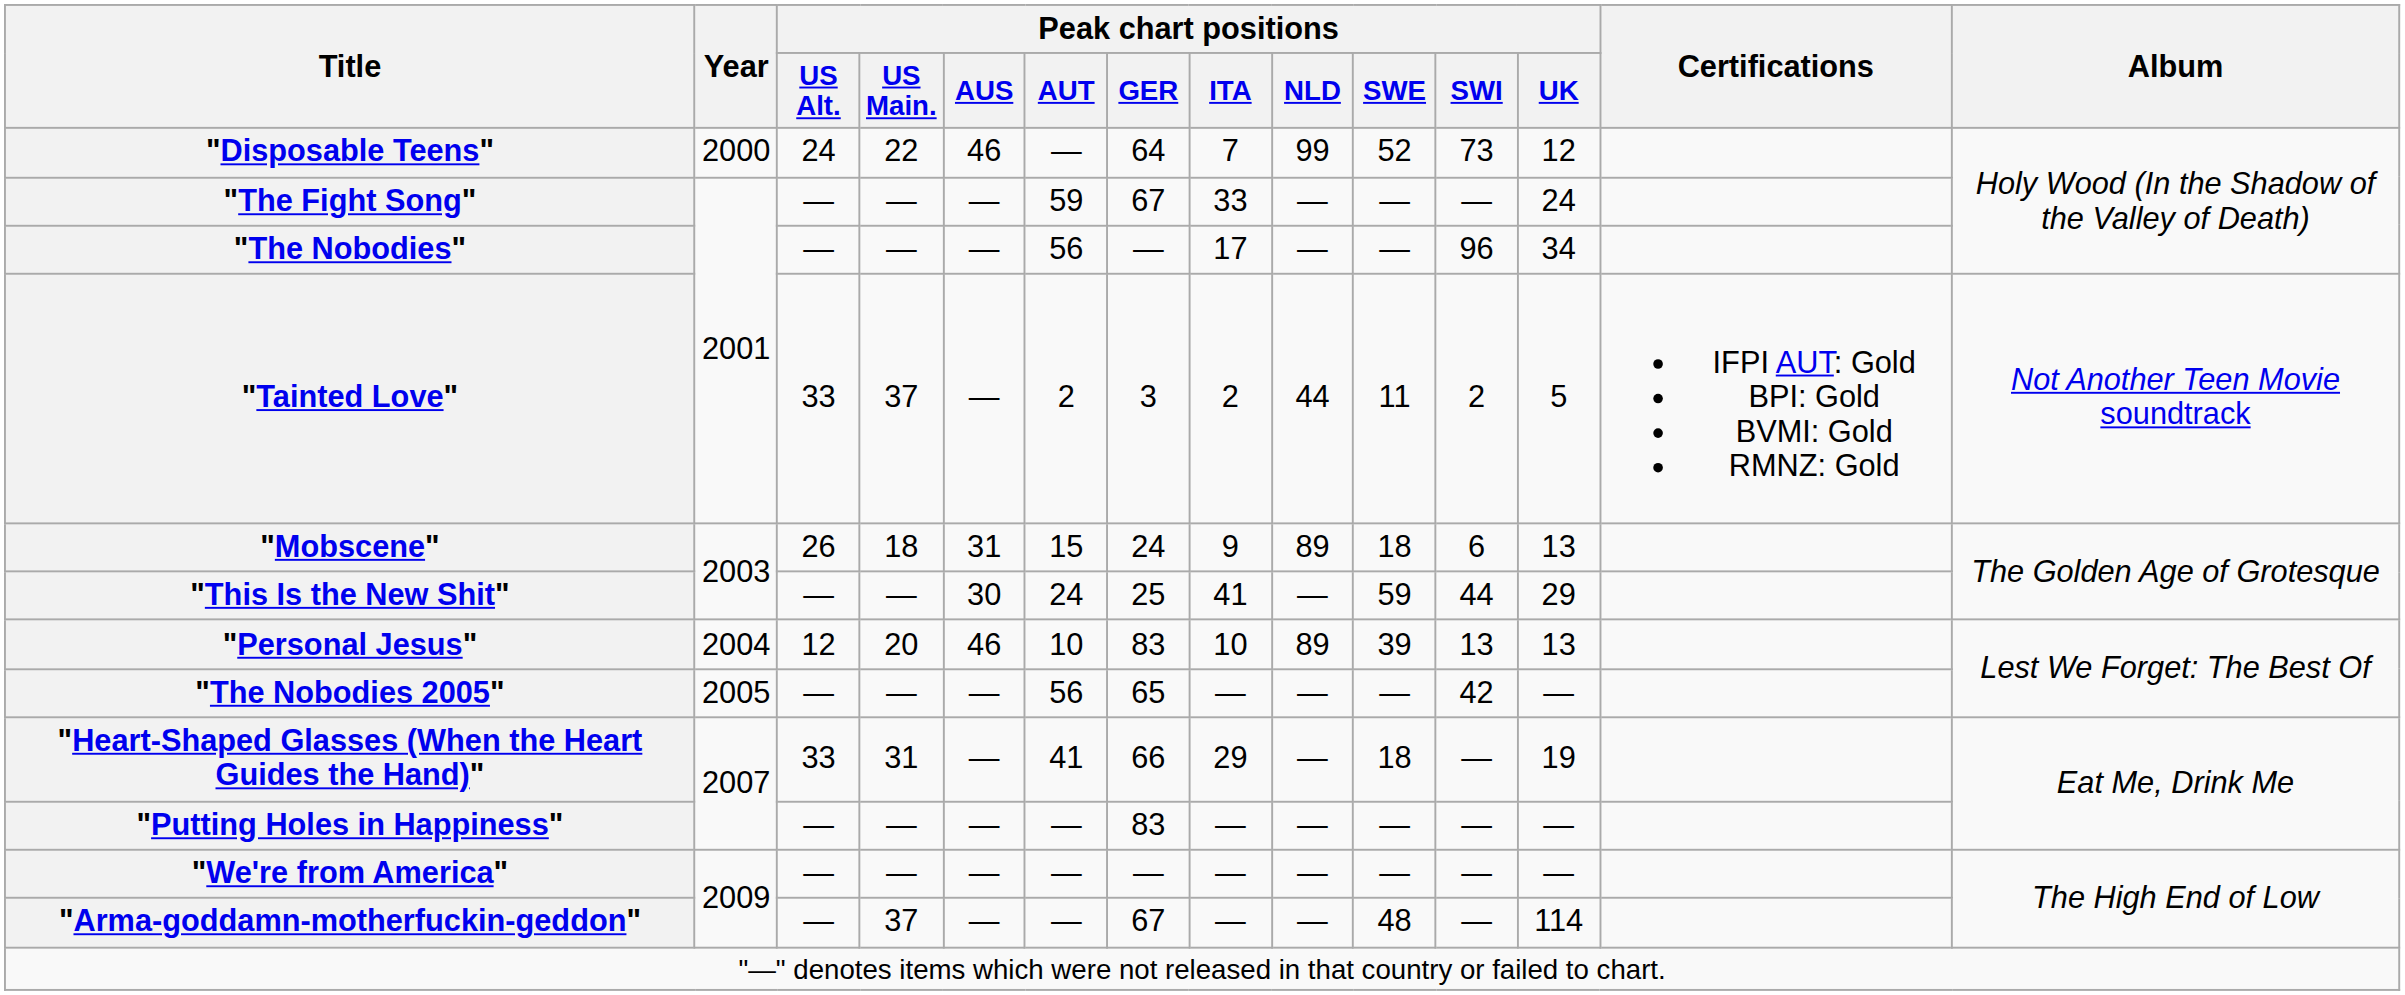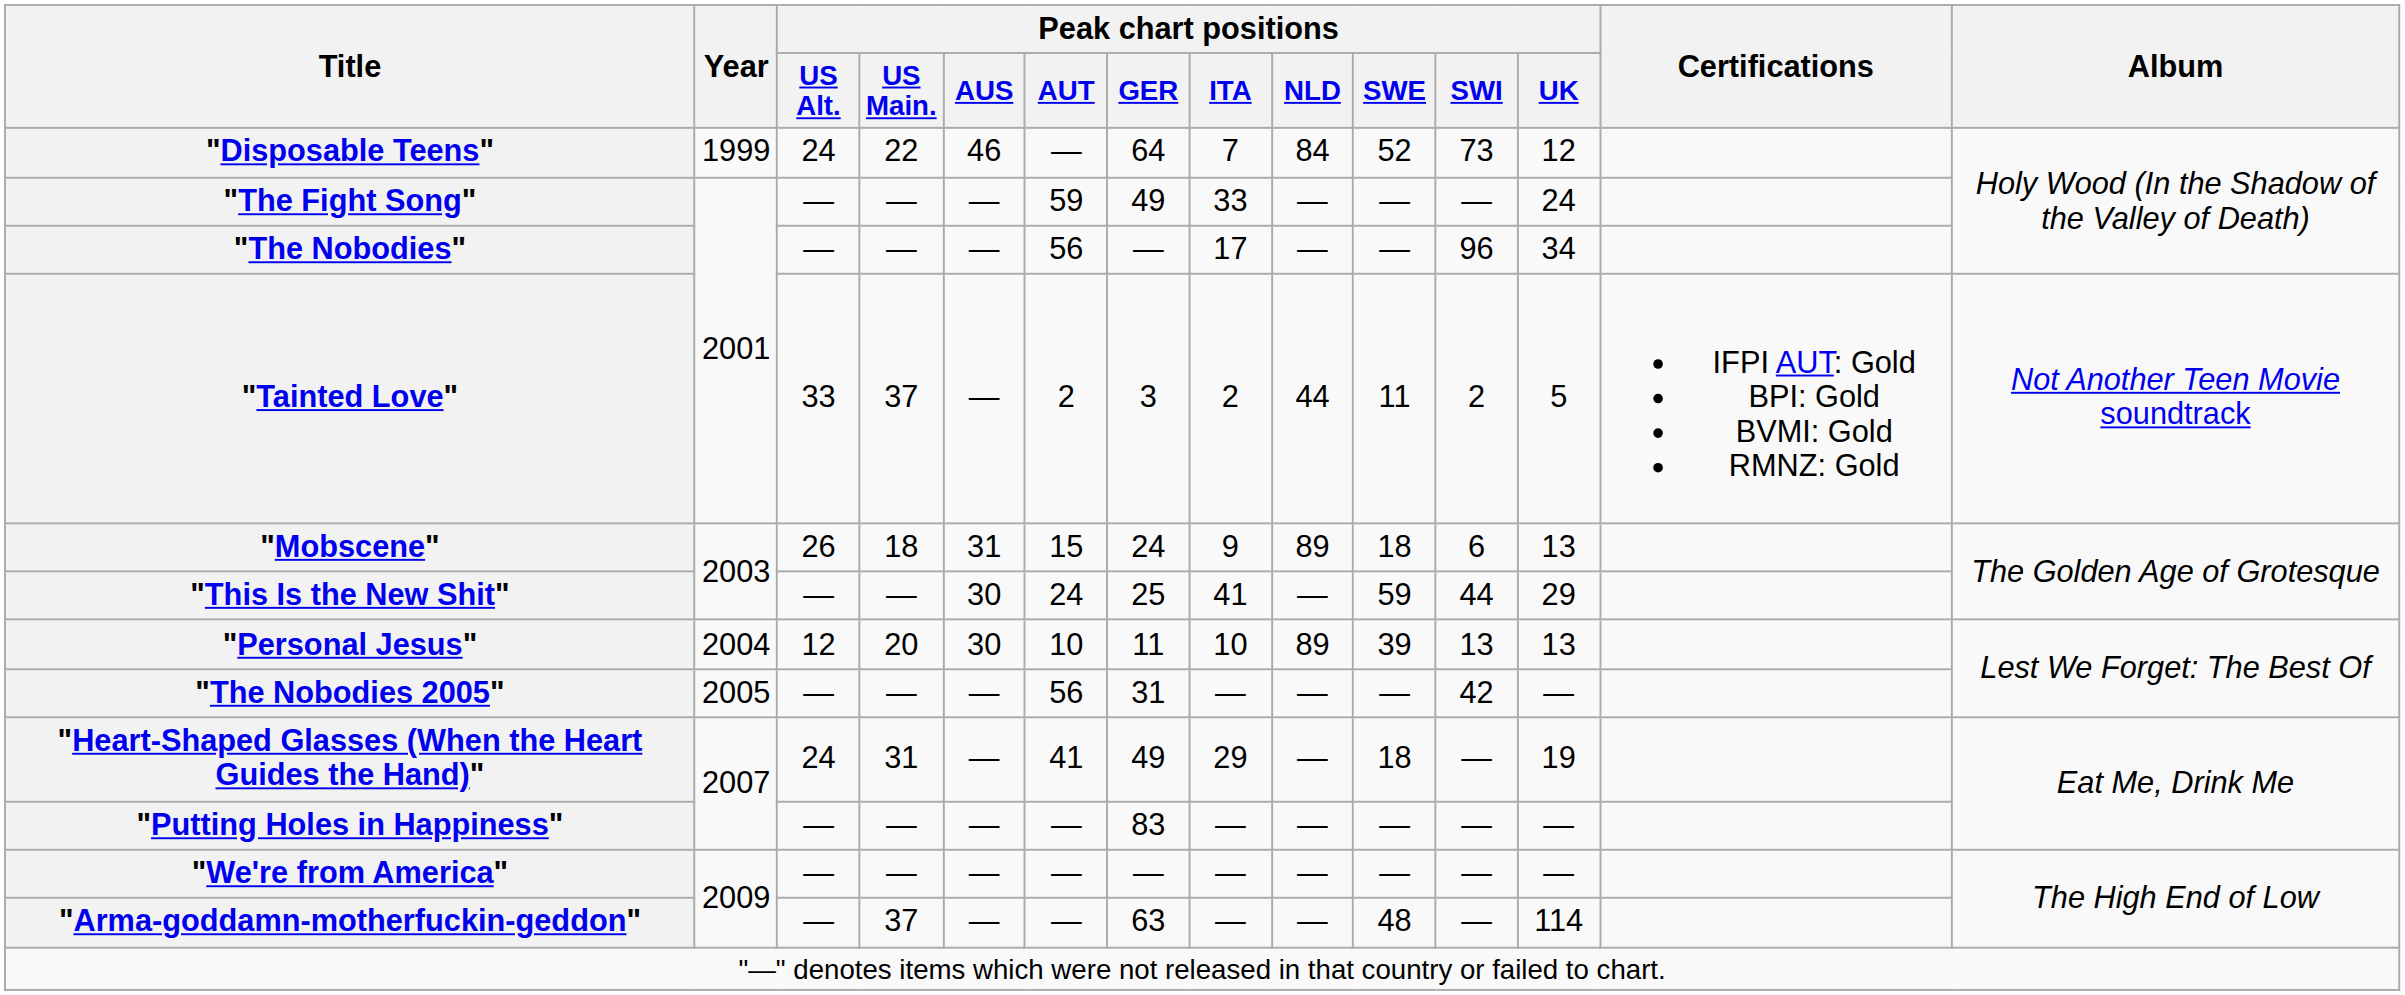(736, 151) 2000 -> (736, 151) 1999
(1312, 151) 99 -> (1312, 151) 84
(1148, 200) 67 -> (1148, 200) 49
(984, 643) 46 -> (984, 643) 30
(1148, 643) 83 -> (1148, 643) 11
(1148, 692) 65 -> (1148, 692) 31
(818, 758) 33 -> (818, 758) 24
(1148, 758) 66 -> (1148, 758) 49
(1148, 922) 67 -> (1148, 922) 63
